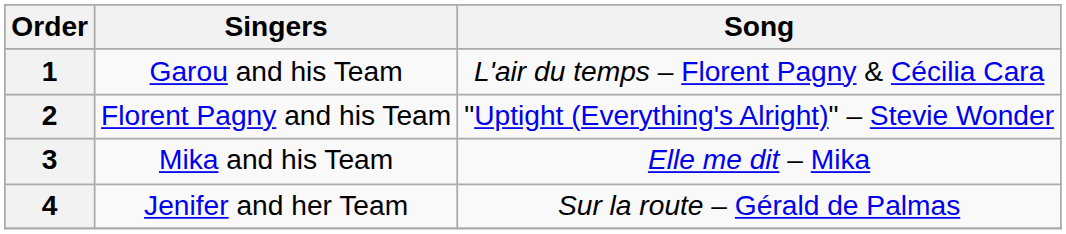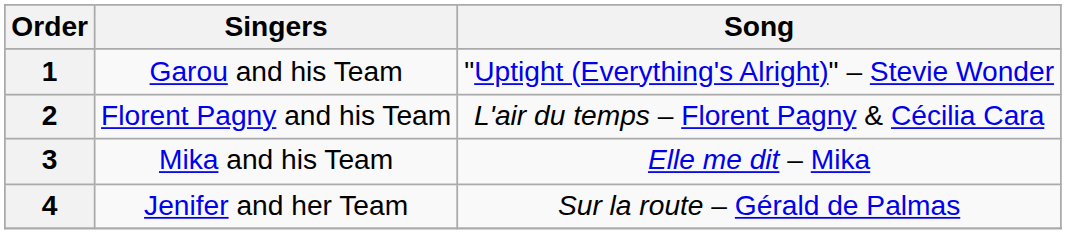(759, 71) L'air du temps – Florent Pagny & Cécilia Cara -> (759, 71) "Uptight (Everything's Alright)" – Stevie Wonder
(759, 116) "Uptight (Everything's Alright)" – Stevie Wonder -> (759, 116) L'air du temps – Florent Pagny & Cécilia Cara
